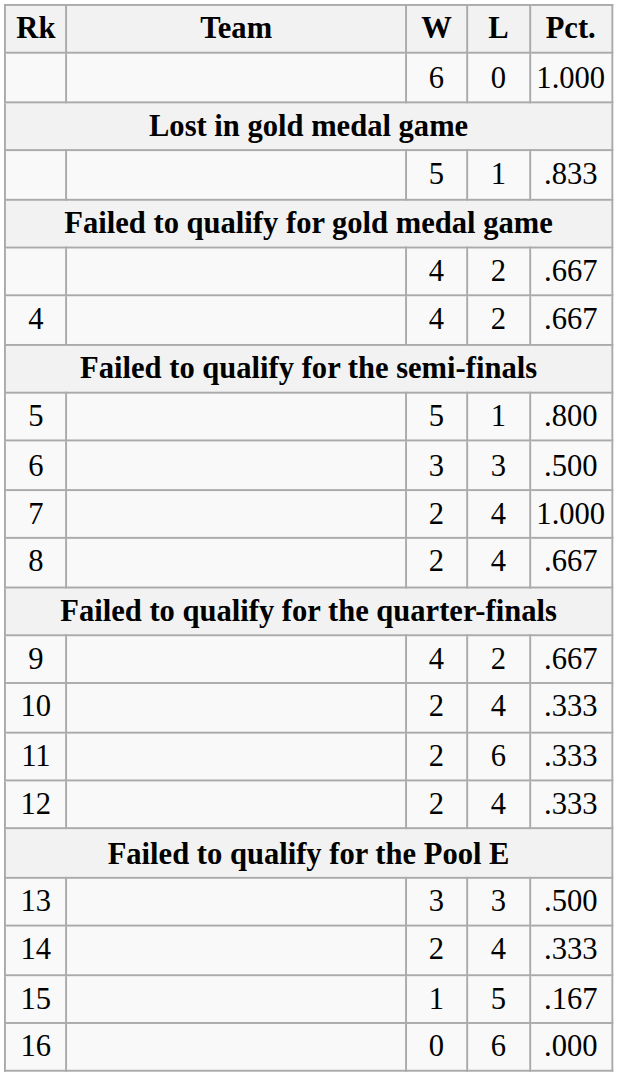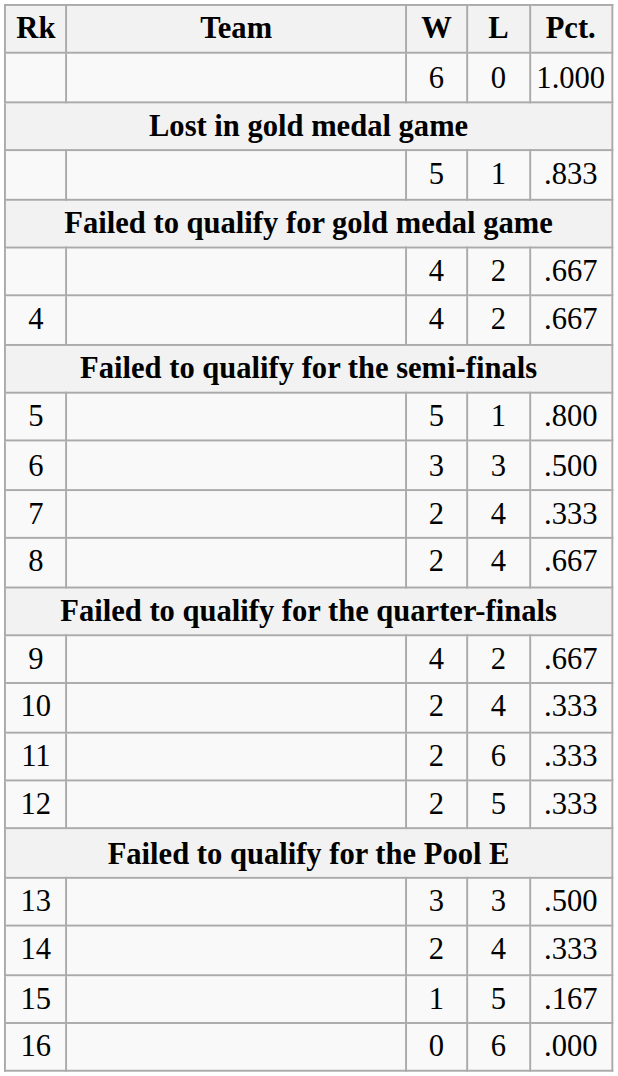(571, 513) 1.000 -> (571, 513) .333
(498, 804) 4 -> (498, 804) 5
